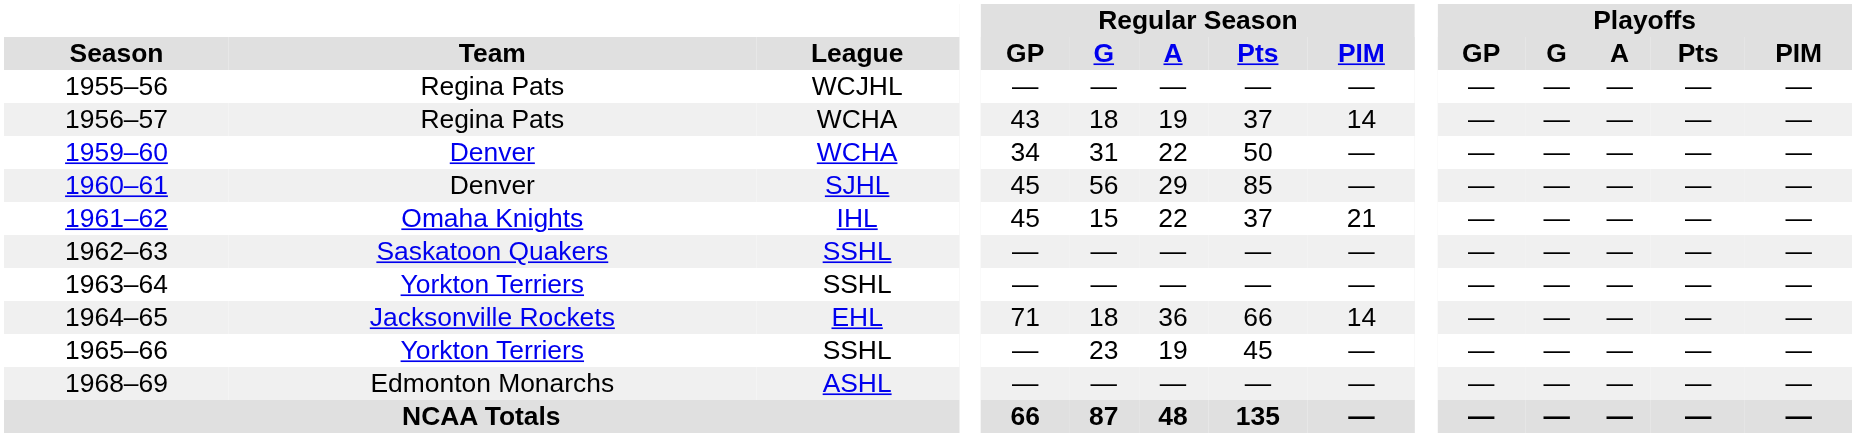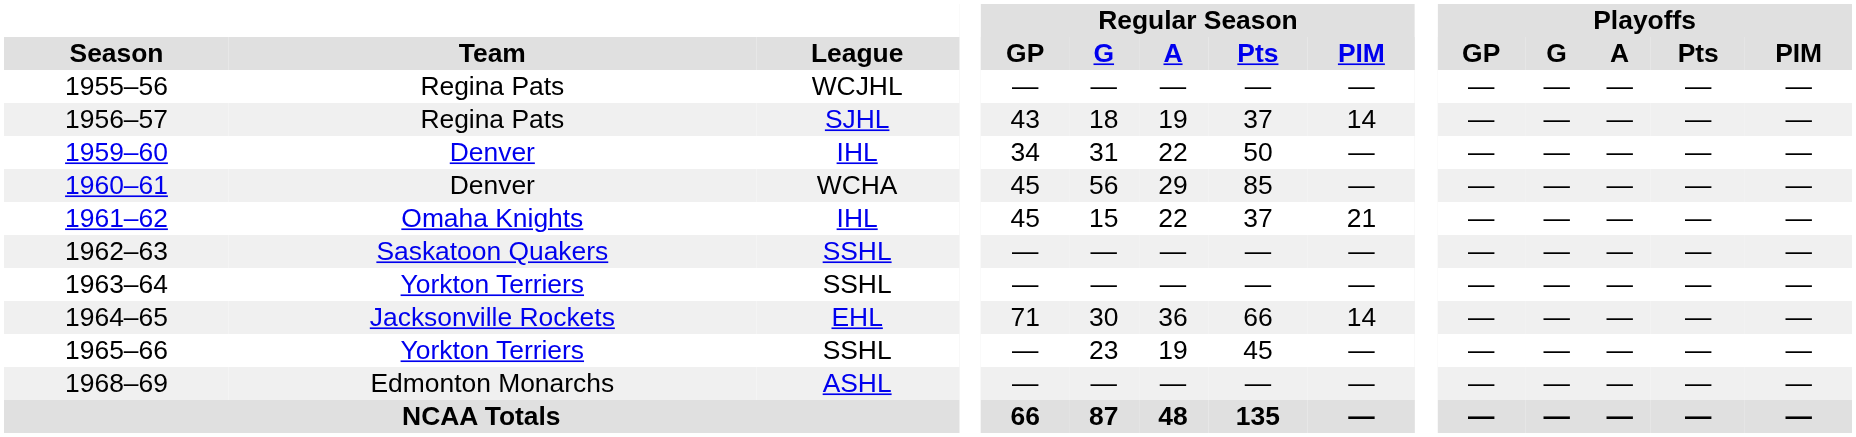(857, 119) WCHA -> (857, 119) SJHL
(857, 152) WCHA -> (857, 152) IHL
(857, 185) SJHL -> (857, 185) WCHA
(1104, 317) 18 -> (1104, 317) 30
